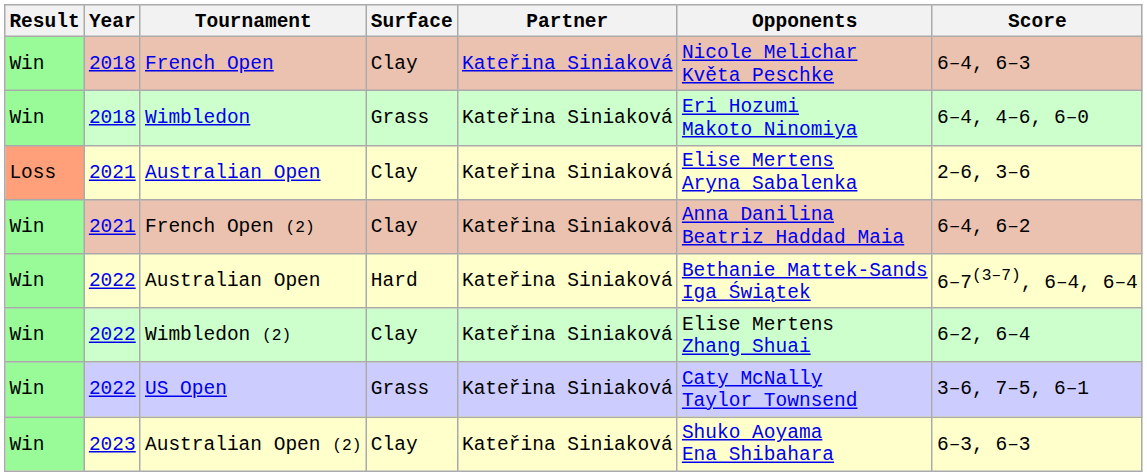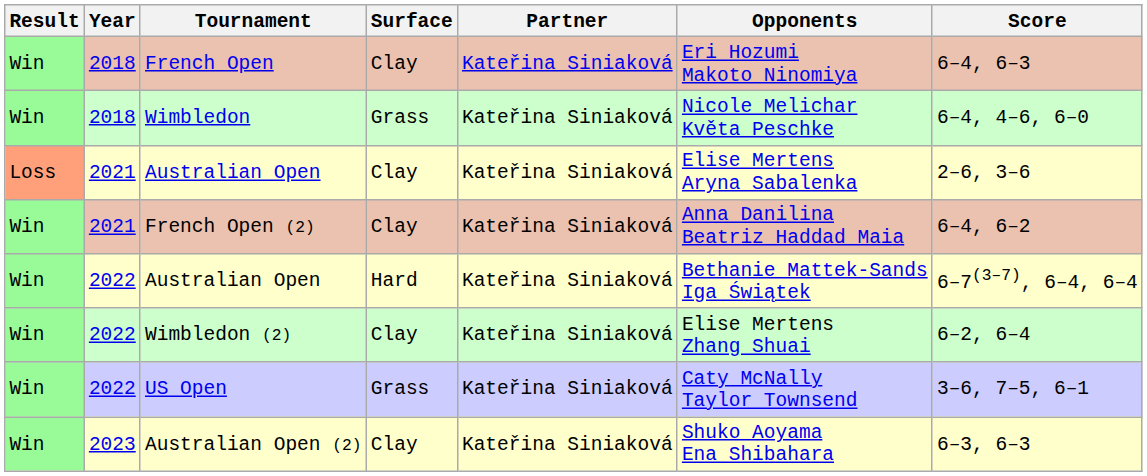(770, 64) Nicole Melichar Květa Peschke -> (770, 64) Eri Hozumi Makoto Ninomiya
(770, 118) Eri Hozumi Makoto Ninomiya -> (770, 118) Nicole Melichar Květa Peschke
